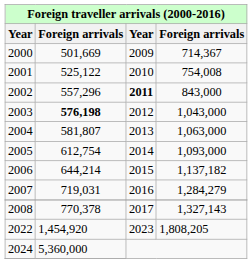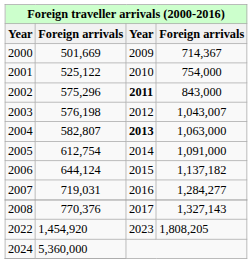(202, 72) 754,008 -> (202, 72) 754,000
(81, 92) 557,296 -> (81, 92) 575,296
(81, 111) bold -> (81, 111) normal
(202, 111) 1,043,000 -> (202, 111) 1,043,007
(81, 131) 581,807 -> (81, 131) 582,807
(141, 131) normal -> (141, 131) bold
(202, 151) 1,093,000 -> (202, 151) 1,091,000
(81, 170) 644,214 -> (81, 170) 644,124
(202, 190) 1,284,279 -> (202, 190) 1,284,277
(81, 209) 770,378 -> (81, 209) 770,376
